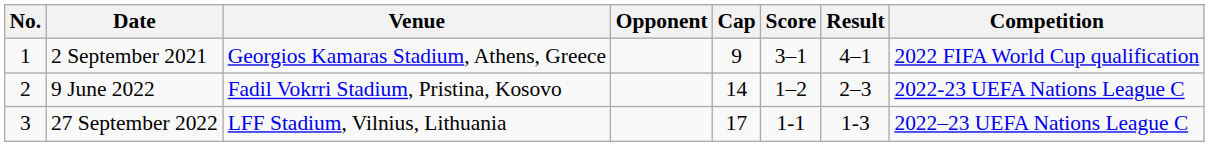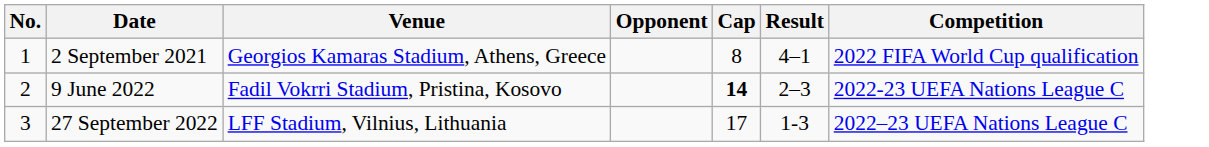- column: (791, 21)
(737, 55) 9 -> (737, 55) 8
(737, 89) normal -> (737, 89) bold
